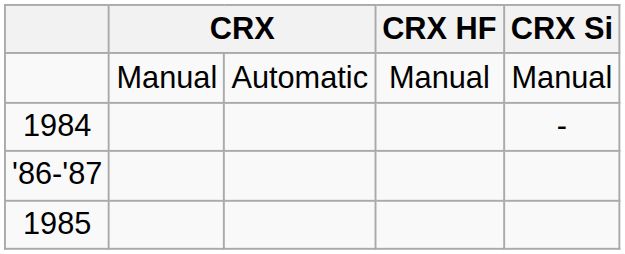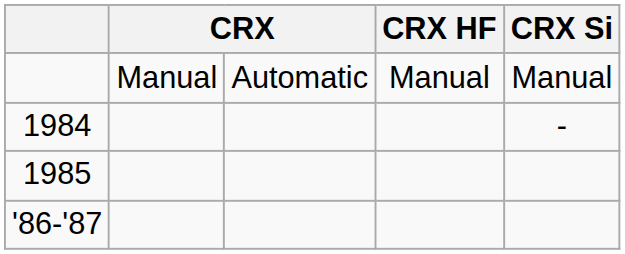rows swapped: (57, 223) <-> (57, 175)
